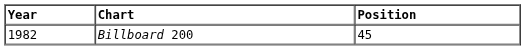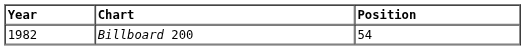(365, 35) 45 -> (365, 35) 54
